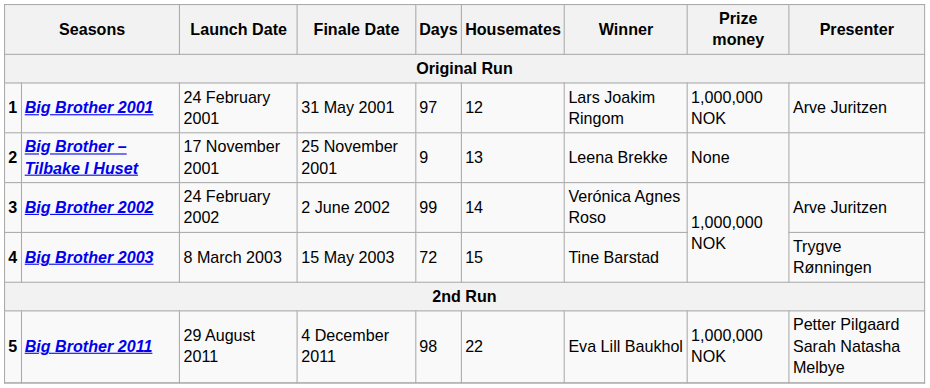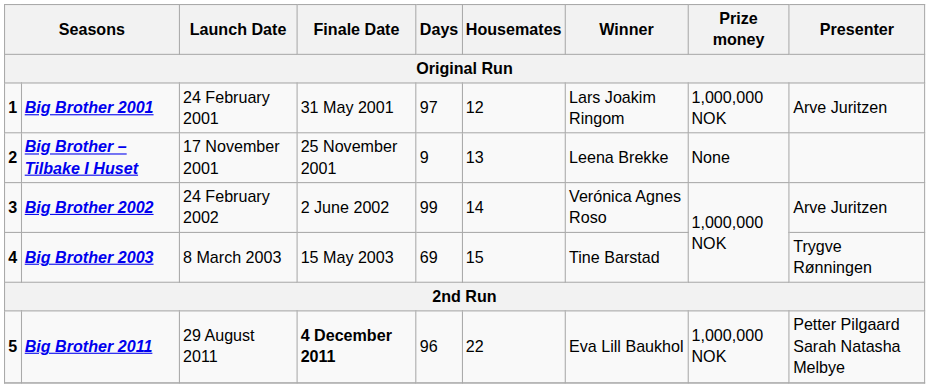(428, 257) 72 -> (429, 257) 69
(345, 347) normal -> (346, 347) bold
(428, 347) 98 -> (429, 347) 96
